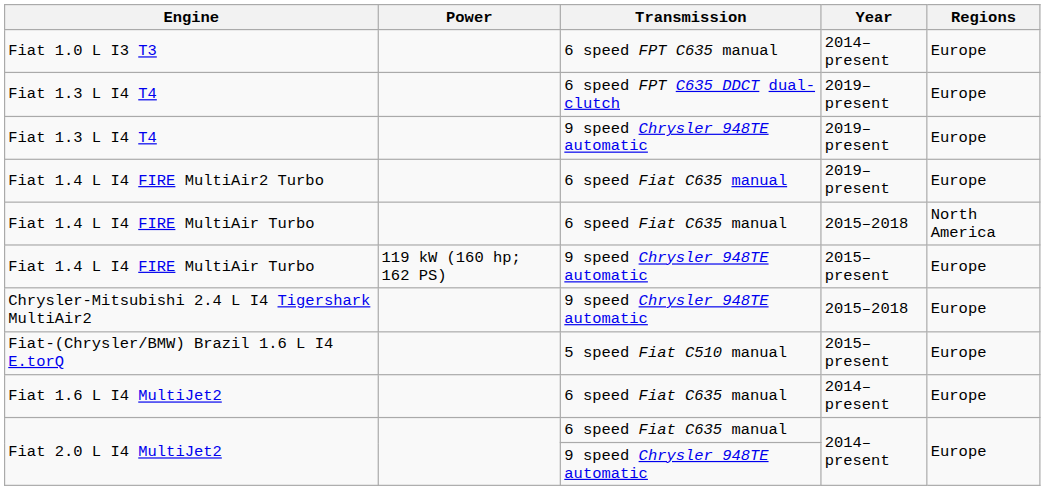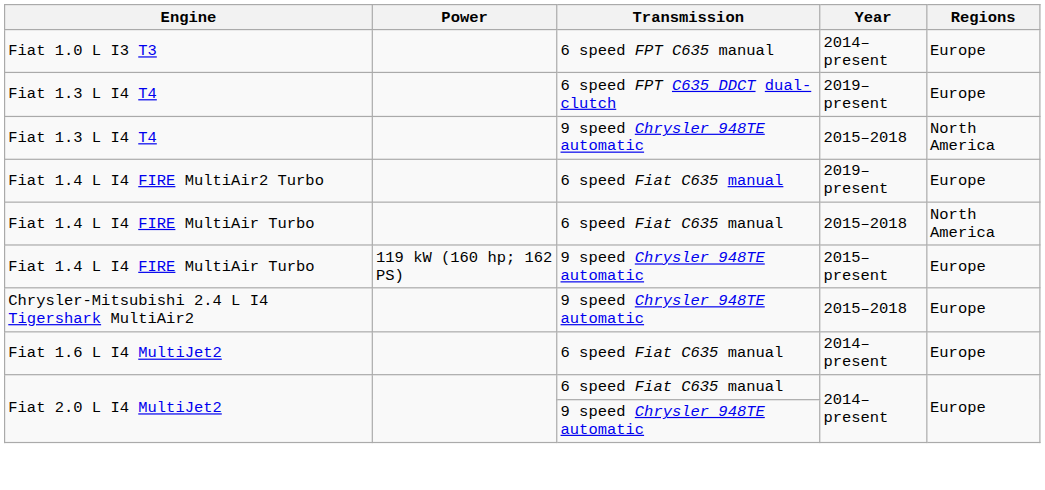(857, 137) 2019–present -> (865, 137) 2015–2018
(959, 137) Europe -> (963, 137) North America
- row: (171, 353)
